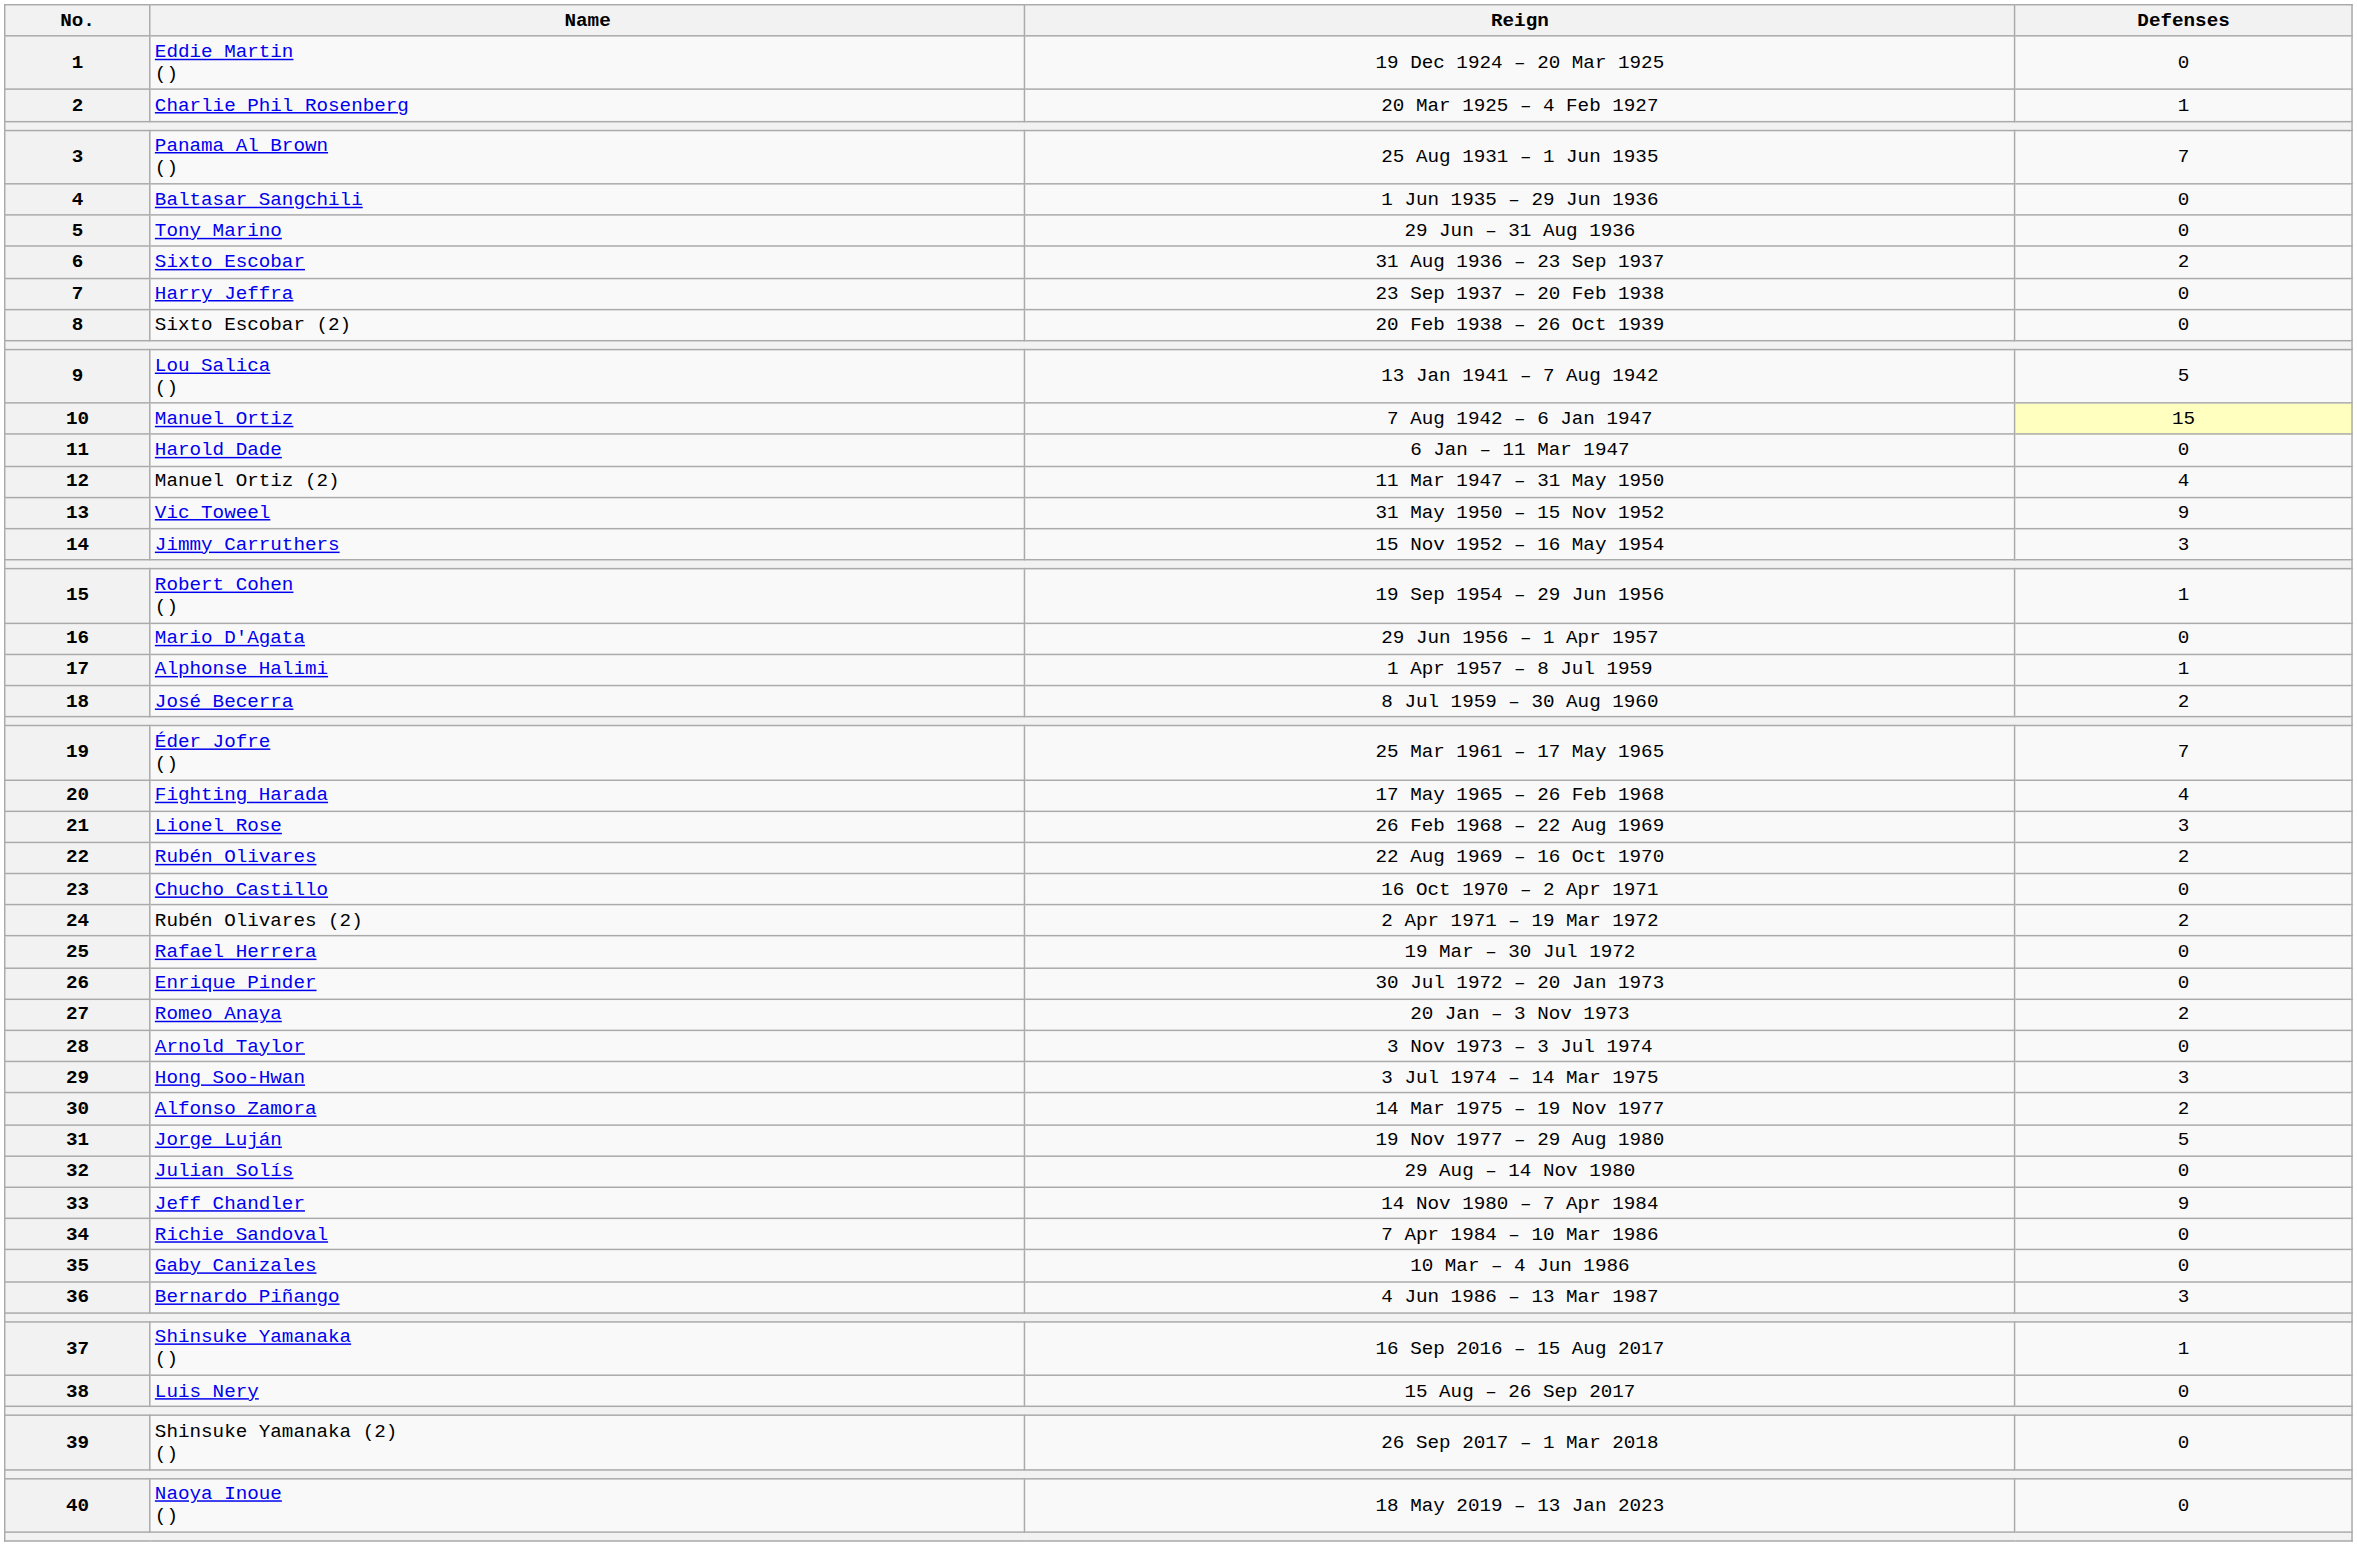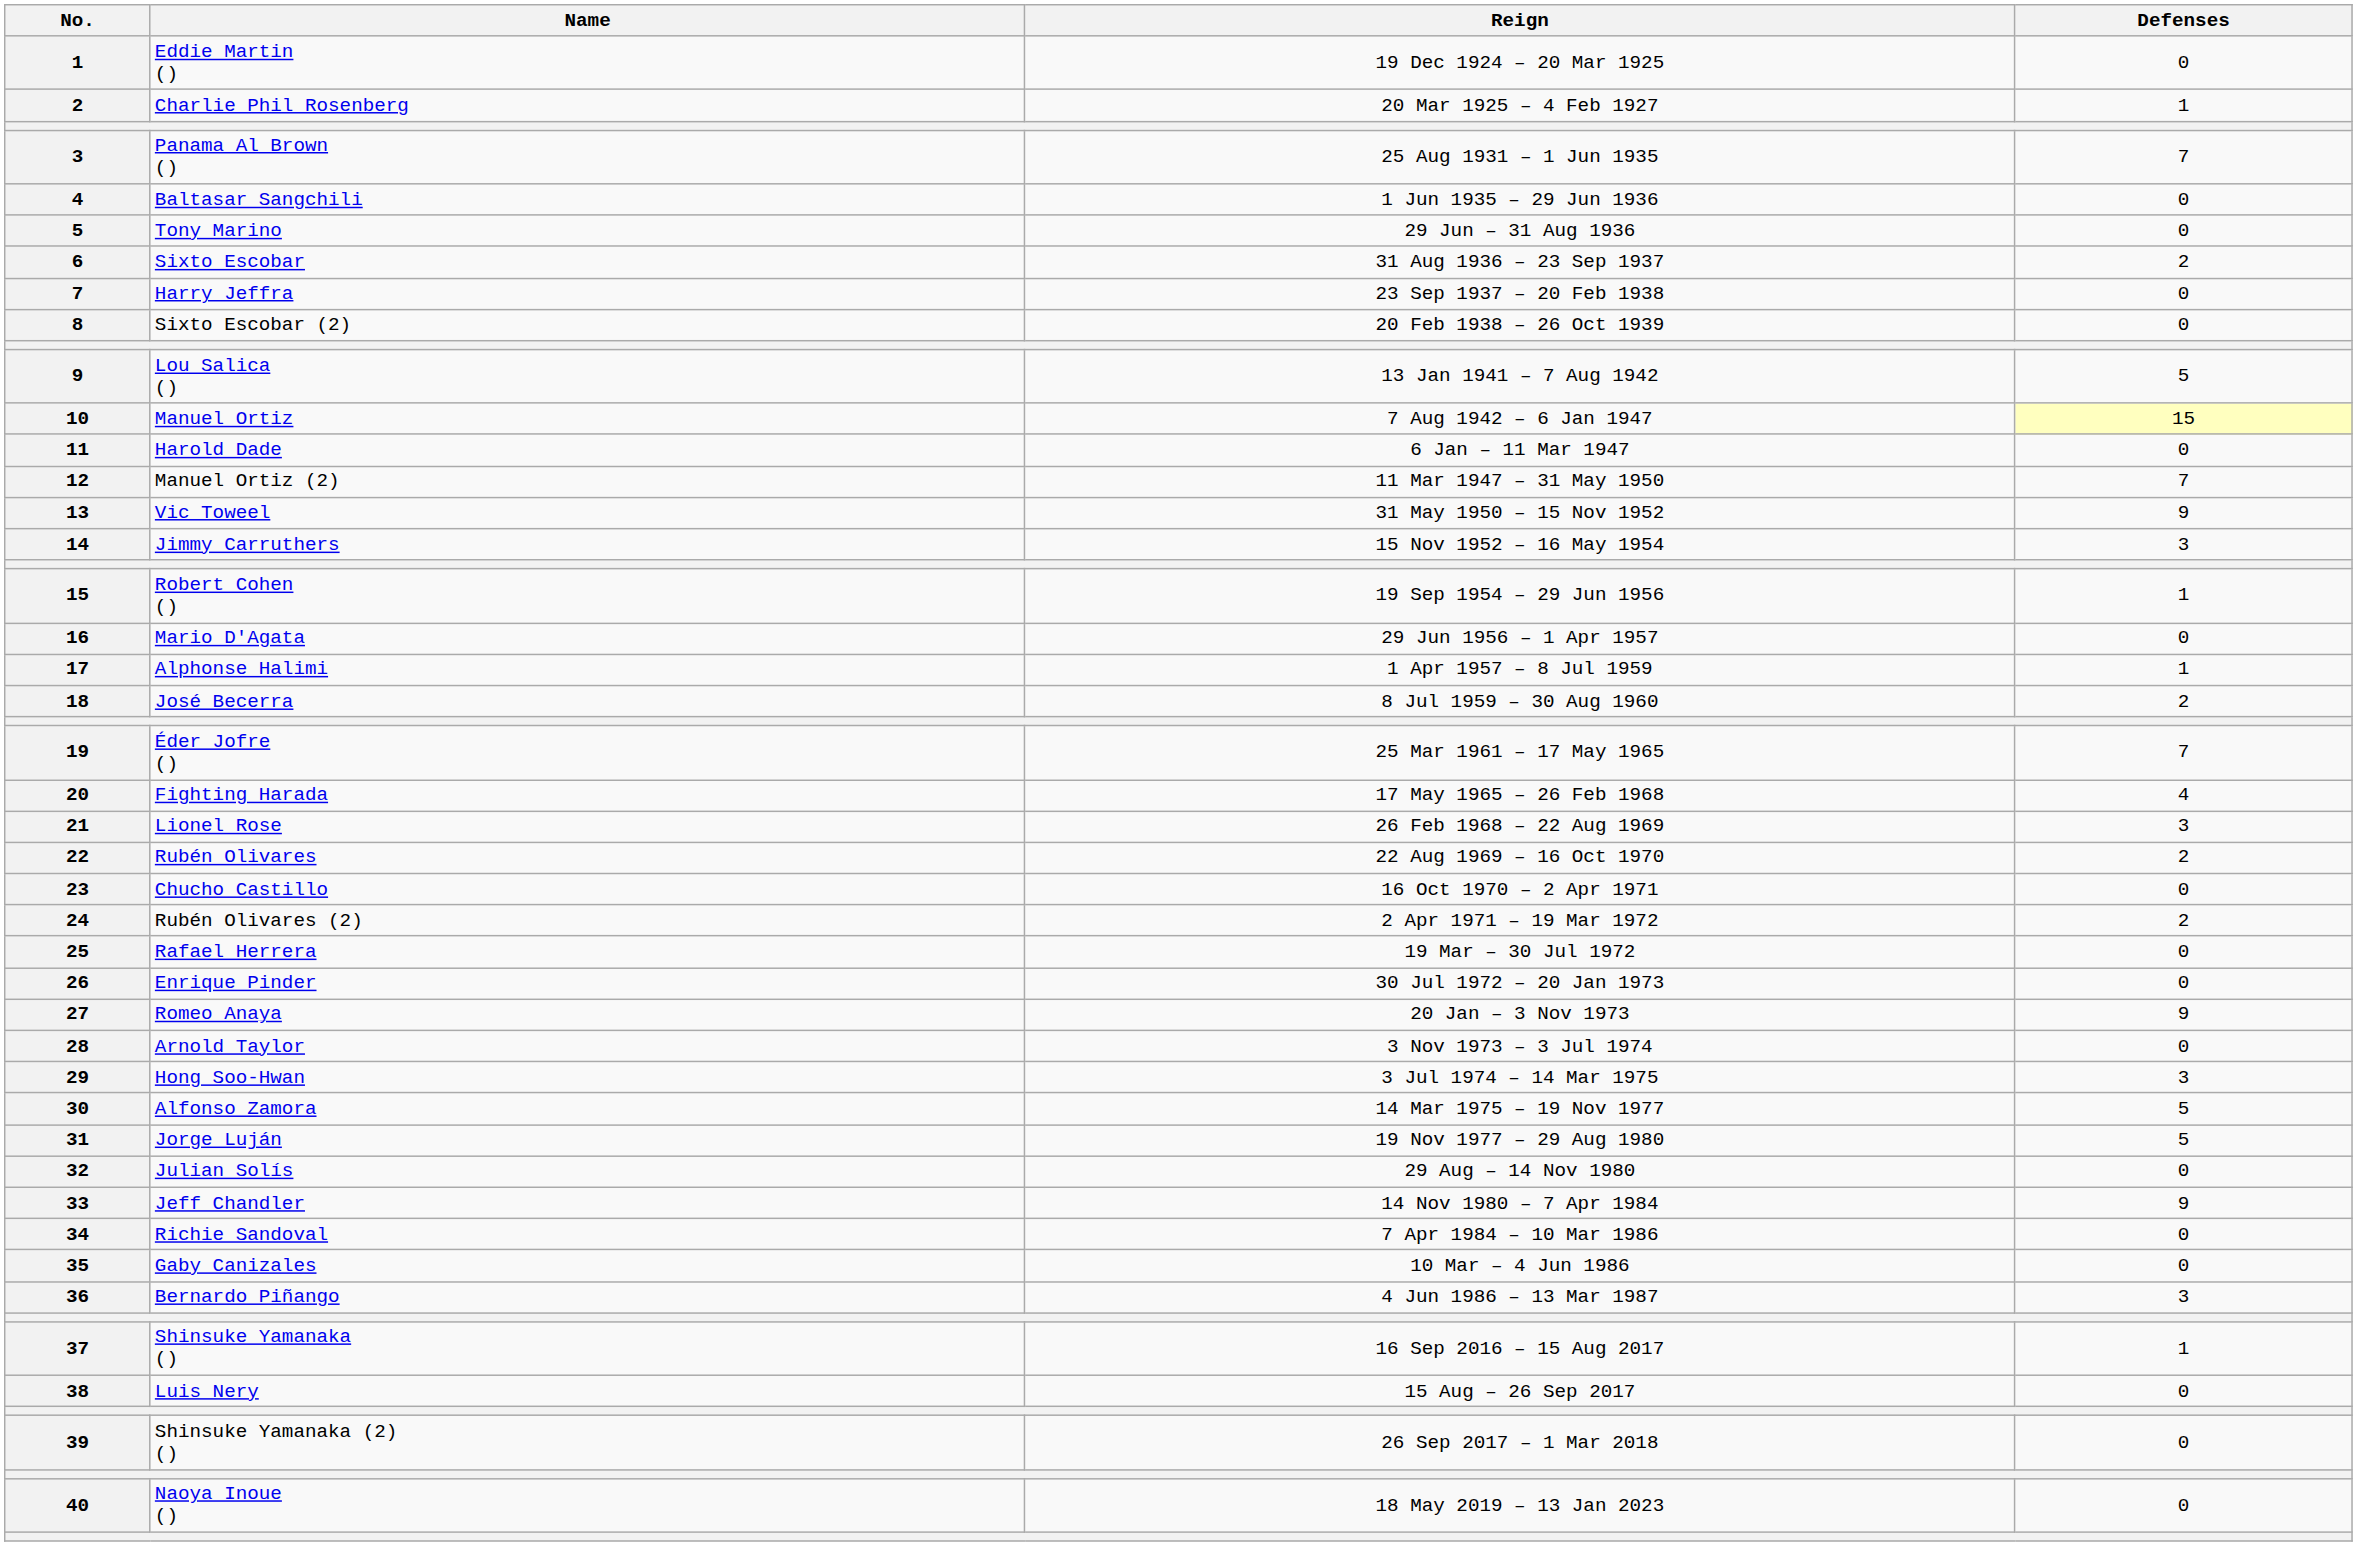(2184, 482) 4 -> (2184, 482) 7
(2184, 1015) 2 -> (2184, 1015) 9
(2184, 1109) 2 -> (2184, 1109) 5
